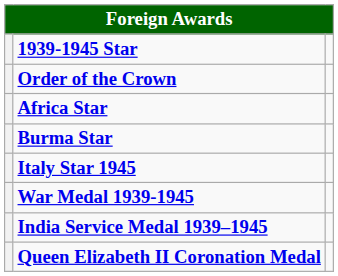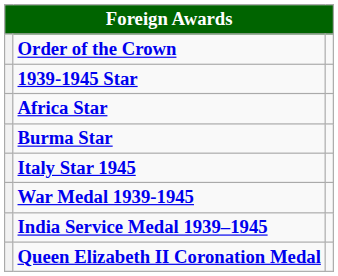rows swapped: (97, 78) <-> (78, 49)
